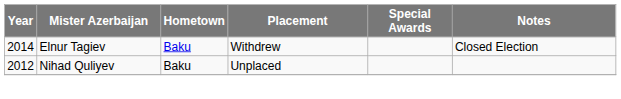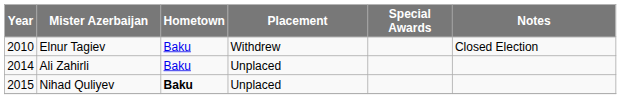(21, 47) 2014 -> (21, 47) 2010
+ row: (64, 66)
(21, 66) 2012 -> (21, 85) 2015
(177, 66) normal -> (178, 85) bold
